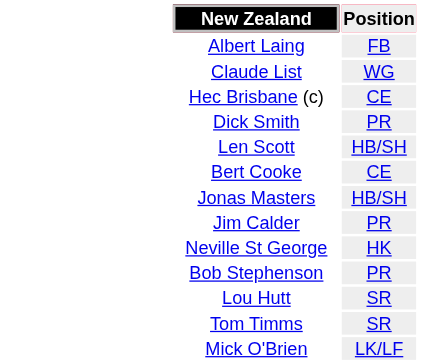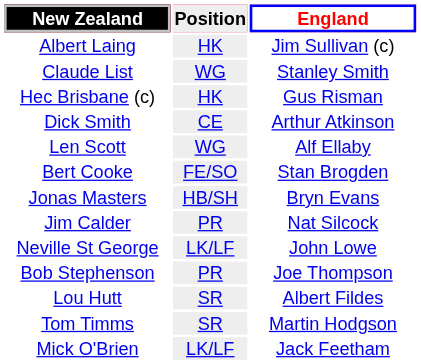+ column: (333, 18)
(379, 46) FB -> (210, 46) HK
(379, 96) CE -> (210, 96) HK
(379, 122) PR -> (210, 122) CE
(379, 147) HB/SH -> (210, 147) WG
(379, 172) CE -> (210, 172) FE/SO
(379, 248) HK -> (210, 248) LK/LF
